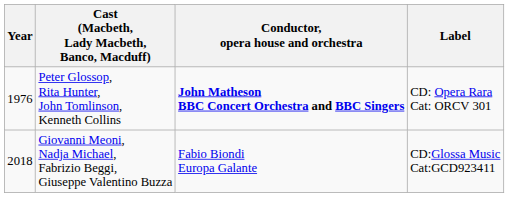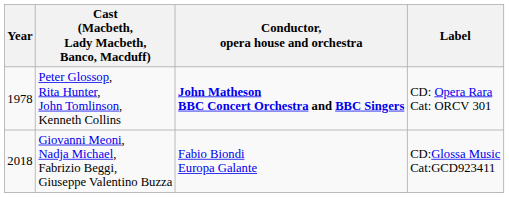(20, 98) 1976 -> (20, 98) 1978
